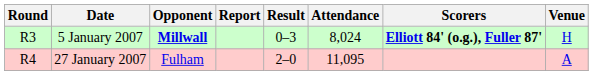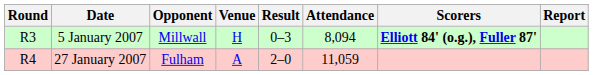columns swapped: (567, 15) <-> (240, 15)
(183, 37) bold -> (183, 37) normal
(345, 37) 8,024 -> (340, 37) 8,094
(345, 59) 11,095 -> (340, 59) 11,059
